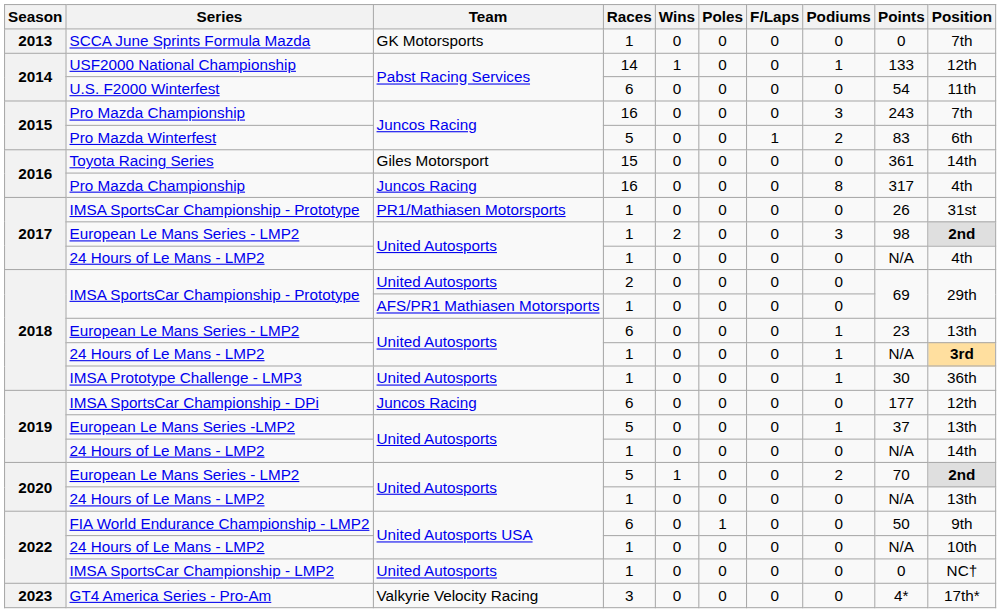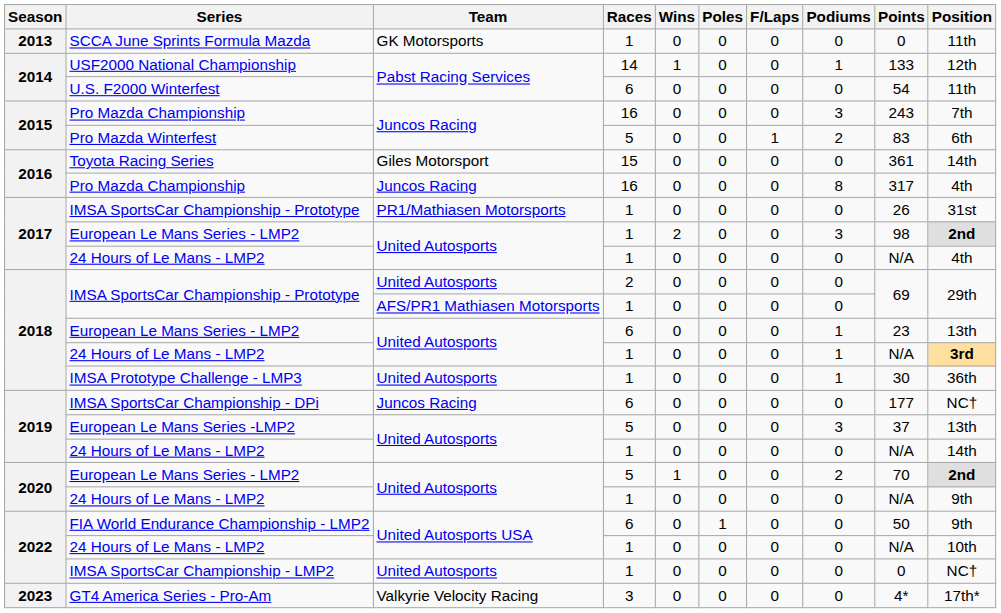(962, 41) 7th -> (962, 41) 11th
(962, 403) 12th -> (962, 403) NC†
(839, 427) 1 -> (839, 427) 3
(962, 499) 13th -> (962, 499) 9th
